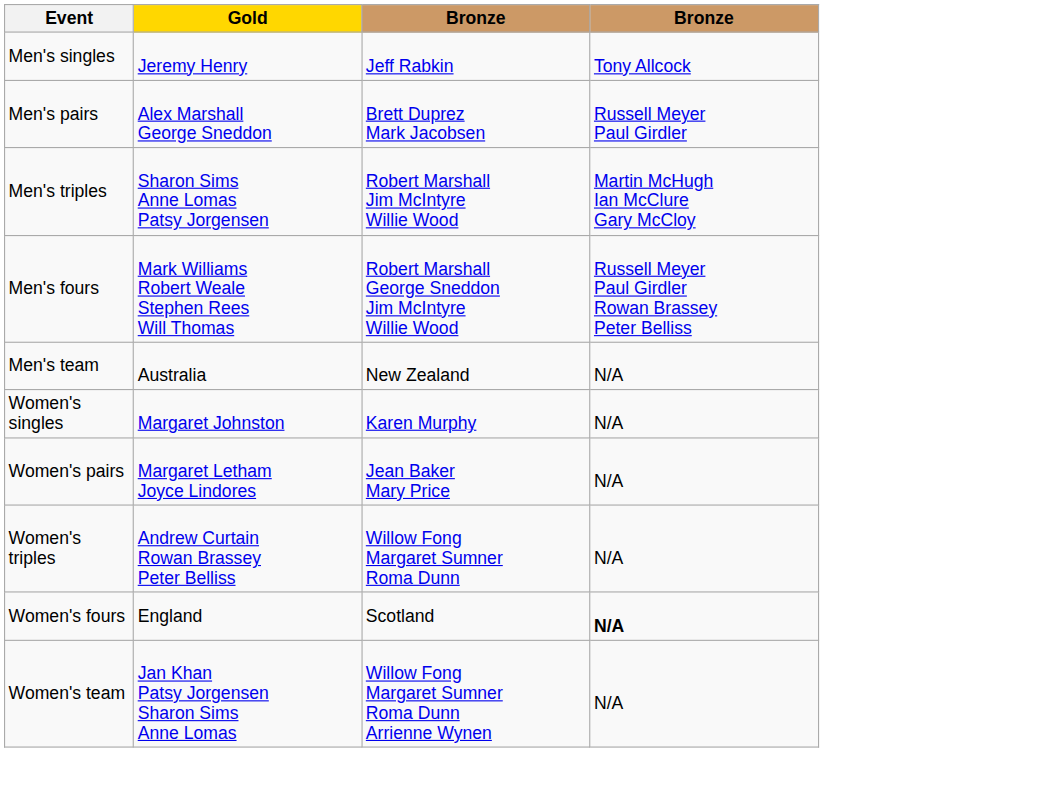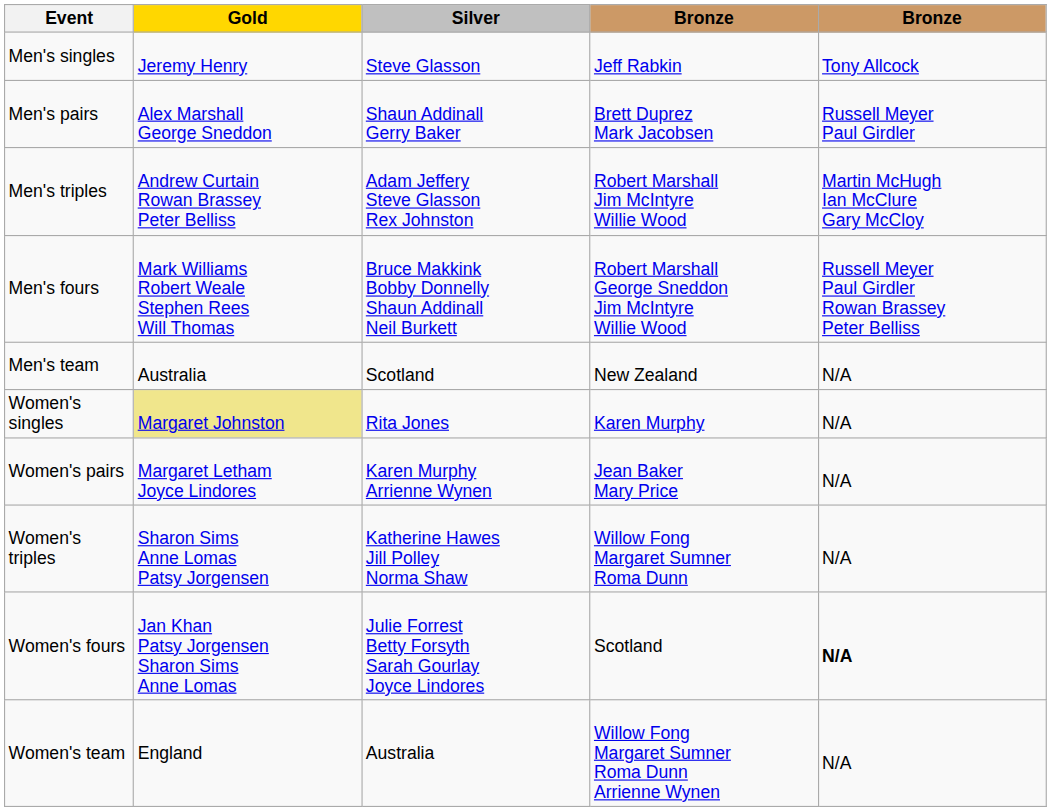+ column: (476, 18)
(203, 201) Sharon Sims Anne Lomas Patsy Jorgensen -> (199, 201) Andrew Curtain Rowan Brassey Peter Belliss
(211, 423) no background -> (211, 423) khaki background
(199, 558) Andrew Curtain Rowan Brassey Peter Belliss -> (203, 558) Sharon Sims Anne Lomas Patsy Jorgensen
(170, 616) England -> (203, 655) Jan Khan Patsy Jorgensen Sharon Sims Anne Lomas
(203, 703) Jan Khan Patsy Jorgensen Sharon Sims Anne Lomas -> (170, 752) England
